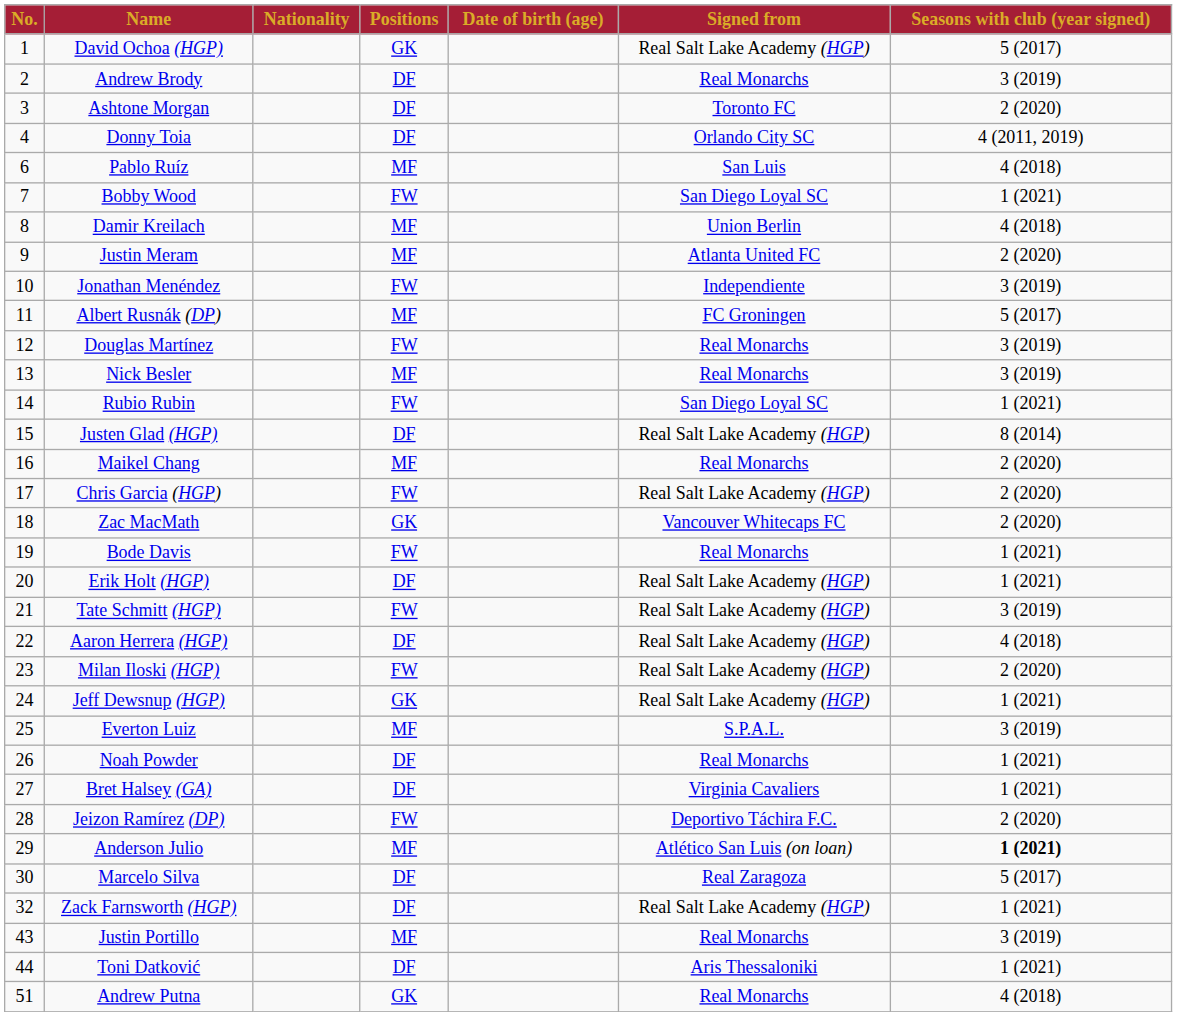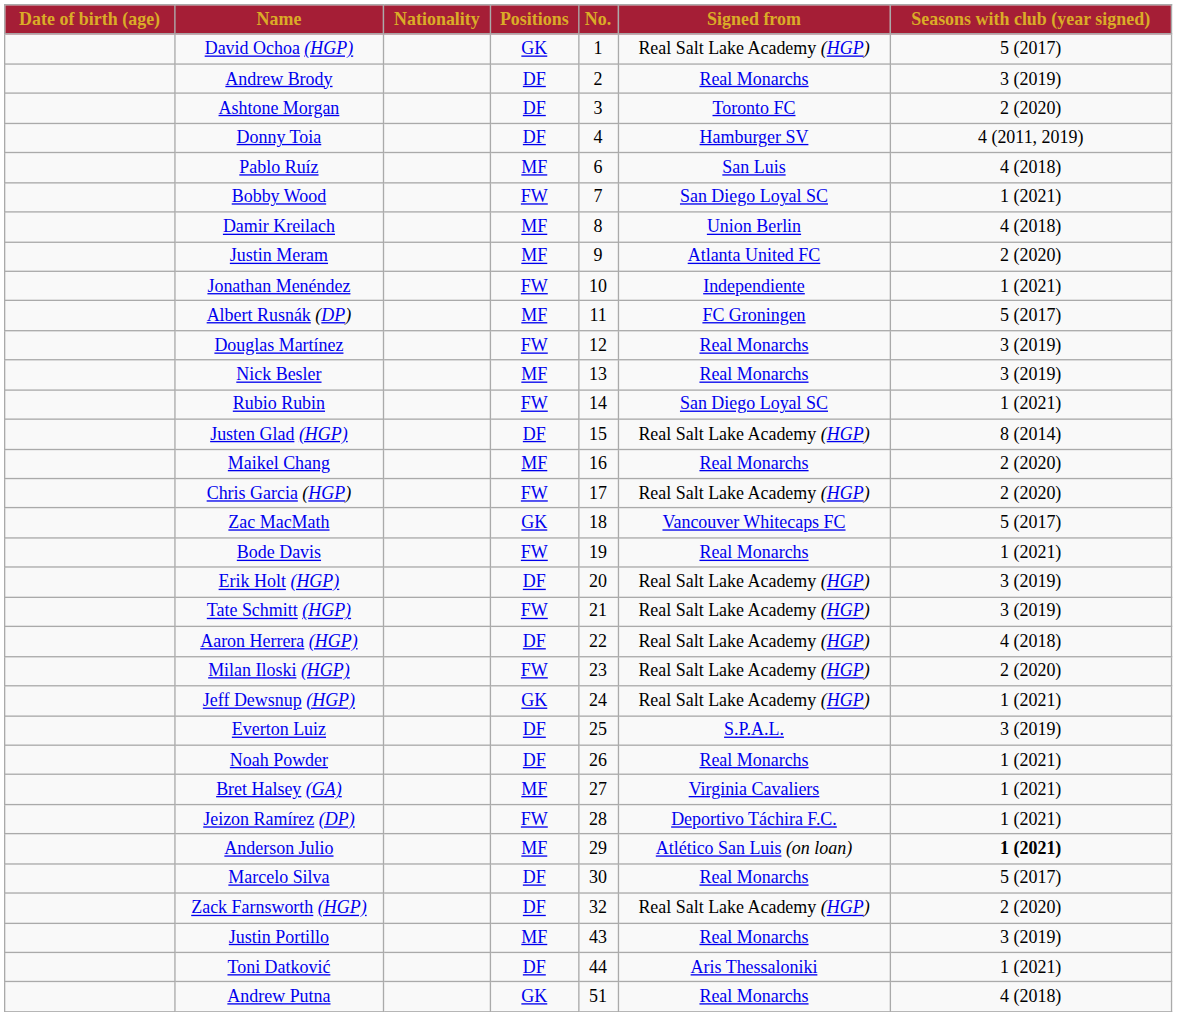columns swapped: (24, 18) <-> (533, 18)
(754, 137) Orlando City SC -> (754, 137) Hamburger SV
(1031, 285) 3 (2019) -> (1031, 285) 1 (2021)
(1031, 522) 2 (2020) -> (1031, 522) 5 (2017)
(1031, 581) 1 (2021) -> (1031, 581) 3 (2019)
(404, 729) MF -> (534, 729) DF
(404, 788) DF -> (534, 788) MF
(1031, 818) 2 (2020) -> (1031, 818) 1 (2021)
(754, 877) Real Zaragoza -> (754, 877) Real Monarchs
(1031, 907) 1 (2021) -> (1031, 907) 2 (2020)
